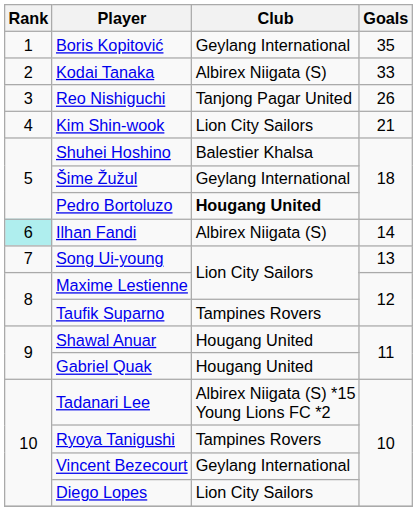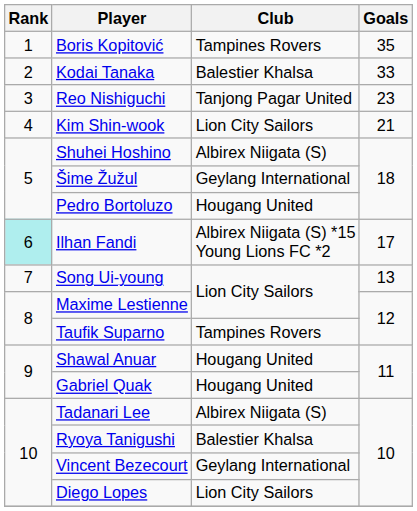(273, 45) Geylang International -> (258, 45) Tampines Rovers
(261, 71) Albirex Niigata (S) -> (254, 71) Balestier Khalsa
(386, 98) 26 -> (386, 98) 23
(254, 152) Balestier Khalsa -> (261, 152) Albirex Niigata (S)
(258, 205) bold -> (254, 205) normal
(261, 232) Albirex Niigata (S) -> (276, 242) Albirex Niigata (S) *15 Young Lions FC *2
(386, 232) 14 -> (386, 242) 17
(276, 402) Albirex Niigata (S) *15 Young Lions FC *2 -> (261, 412) Albirex Niigata (S)
(258, 439) Tampines Rovers -> (254, 439) Balestier Khalsa
